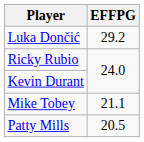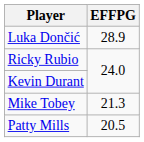(113, 37) 29.2 -> (113, 37) 28.9
(113, 103) 21.1 -> (113, 103) 21.3
